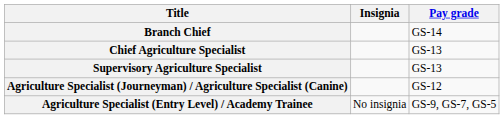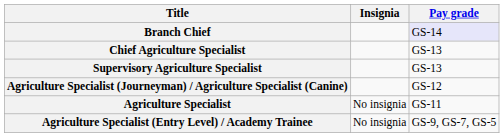(427, 31) no background -> (427, 31) lavender background
+ row: (177, 104)
